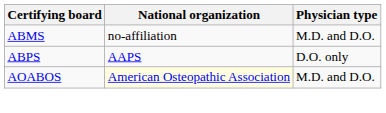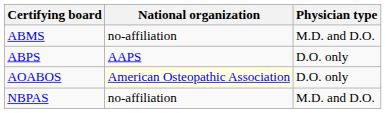(335, 77) M.D. and D.O. -> (322, 77) D.O. only
+ row: (28, 98)
